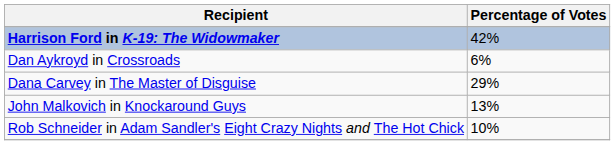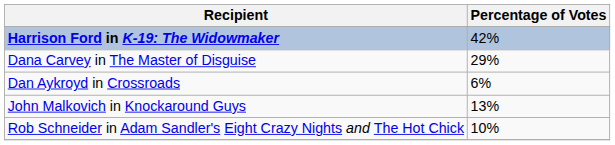rows swapped: (94, 60) <-> (132, 83)
